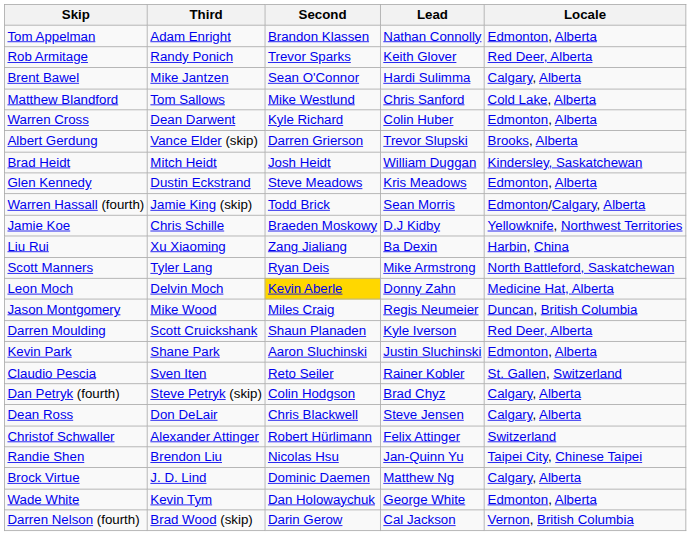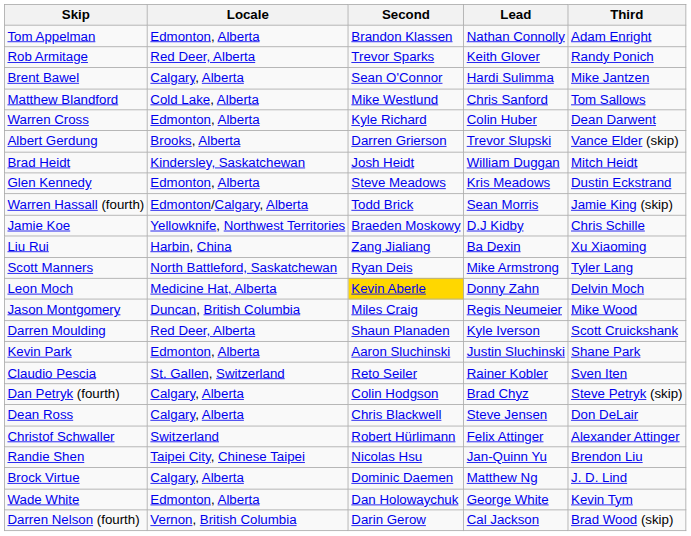columns swapped: (206, 15) <-> (585, 15)
